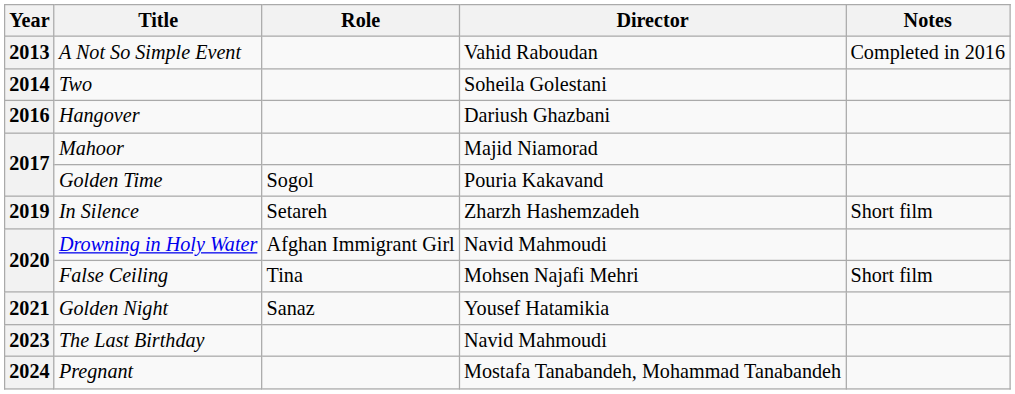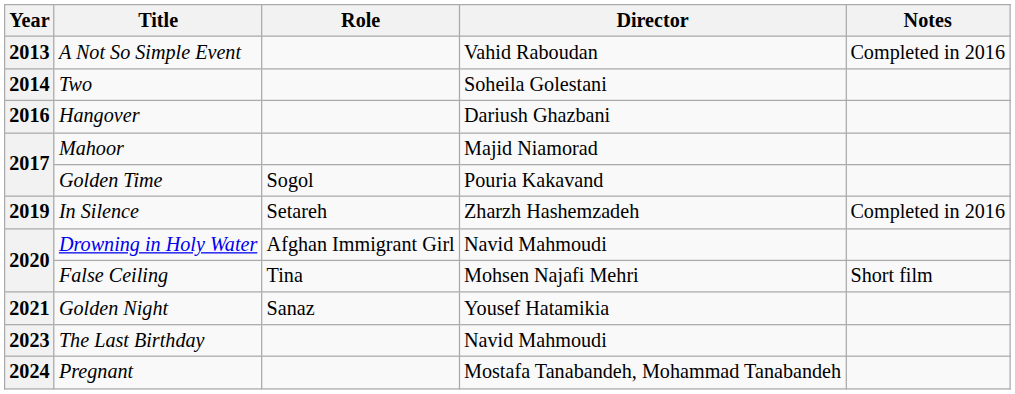(892, 212) Short film -> (928, 212) Completed in 2016
